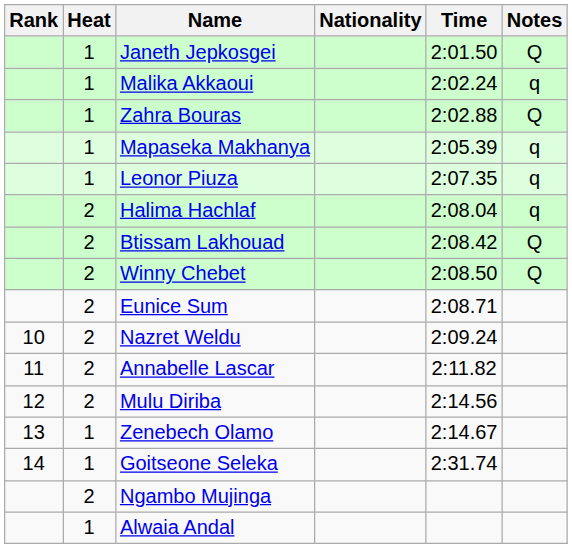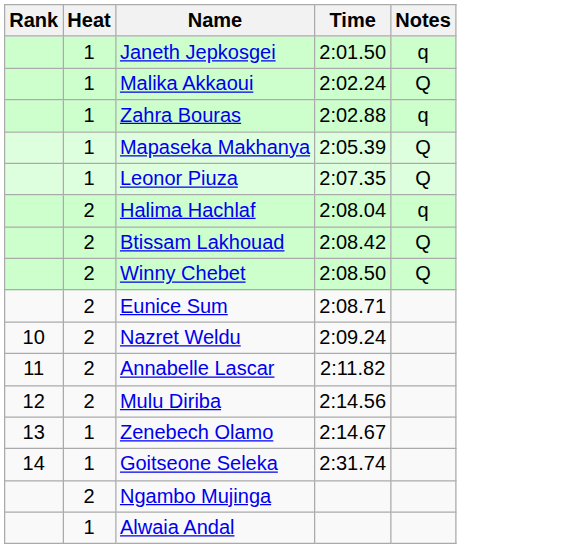- column: (370, 20)
(534, 52) Q -> (423, 52) q
(534, 83) q -> (423, 83) Q
(534, 115) Q -> (423, 115) q
(534, 147) q -> (423, 147) Q
(534, 178) q -> (423, 178) Q
